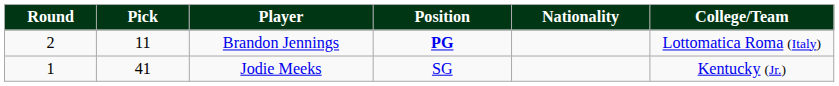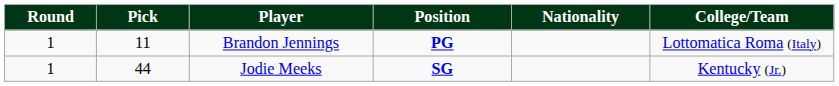(51, 42) 2 -> (51, 42) 1
(143, 68) 41 -> (143, 68) 44
(442, 68) normal -> (442, 68) bold
